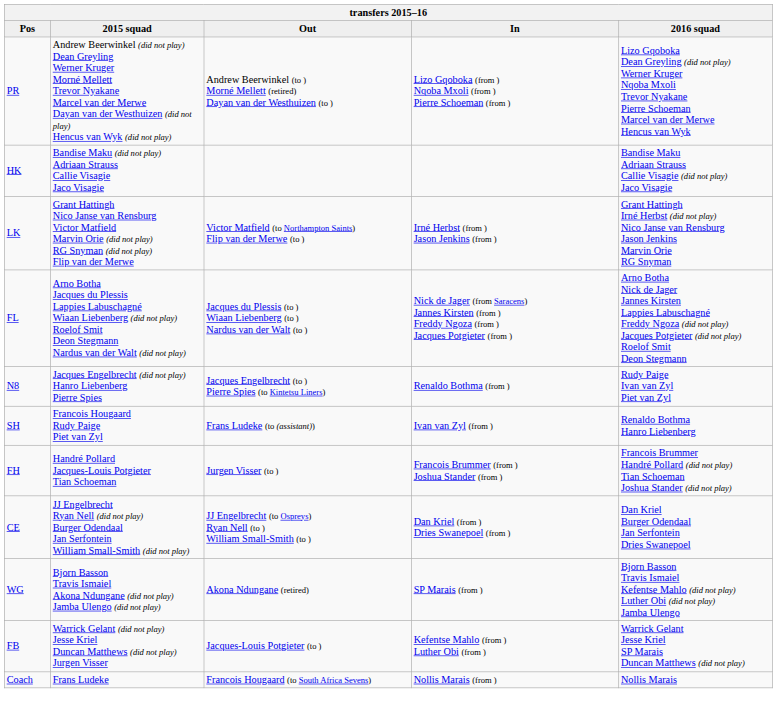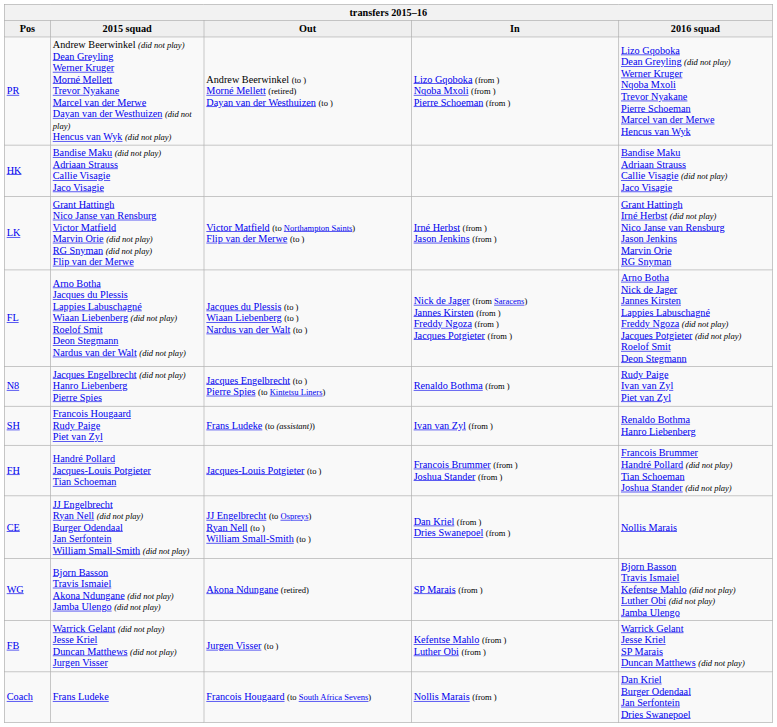(242, 470) Jurgen Visser (to ) -> (264, 470) Jacques-Louis Potgieter (to )
(656, 527) Dan Kriel Burger Odendaal Jan Serfontein Dries Swanepoel -> (649, 527) Nollis Marais
(264, 646) Jacques-Louis Potgieter (to ) -> (242, 646) Jurgen Visser (to )
(649, 679) Nollis Marais -> (656, 697) Dan Kriel Burger Odendaal Jan Serfontein Dries Swanepoel
